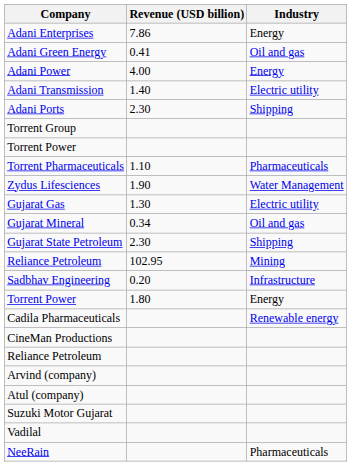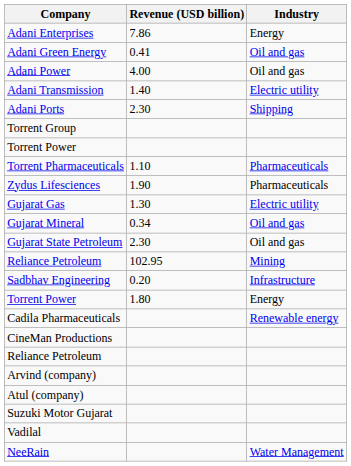(267, 71) Energy -> (277, 71) Oil and gas
(297, 185) Water Management -> (289, 185) Pharmaceuticals
(271, 242) Shipping -> (277, 242) Oil and gas
(289, 451) Pharmaceuticals -> (297, 451) Water Management
